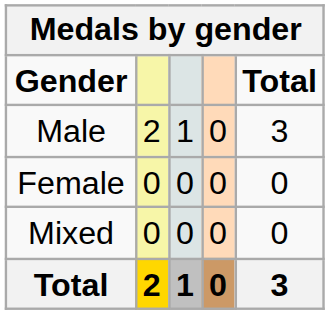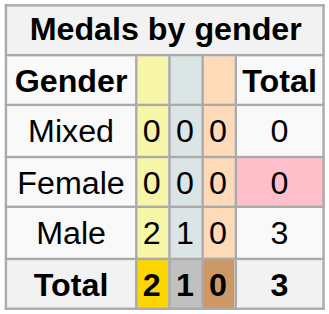rows swapped: (71, 131) <-> (71, 233)
(280, 182) no background -> (280, 182) pink background
